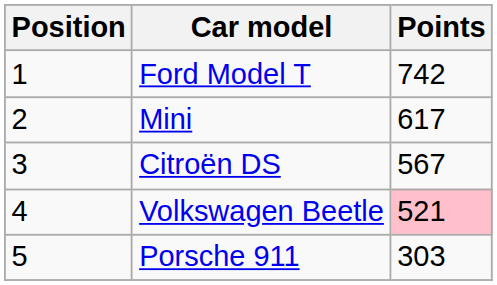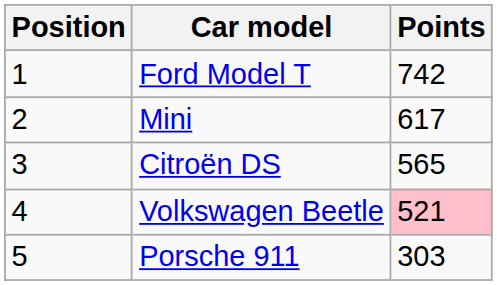(421, 165) 567 -> (421, 165) 565
